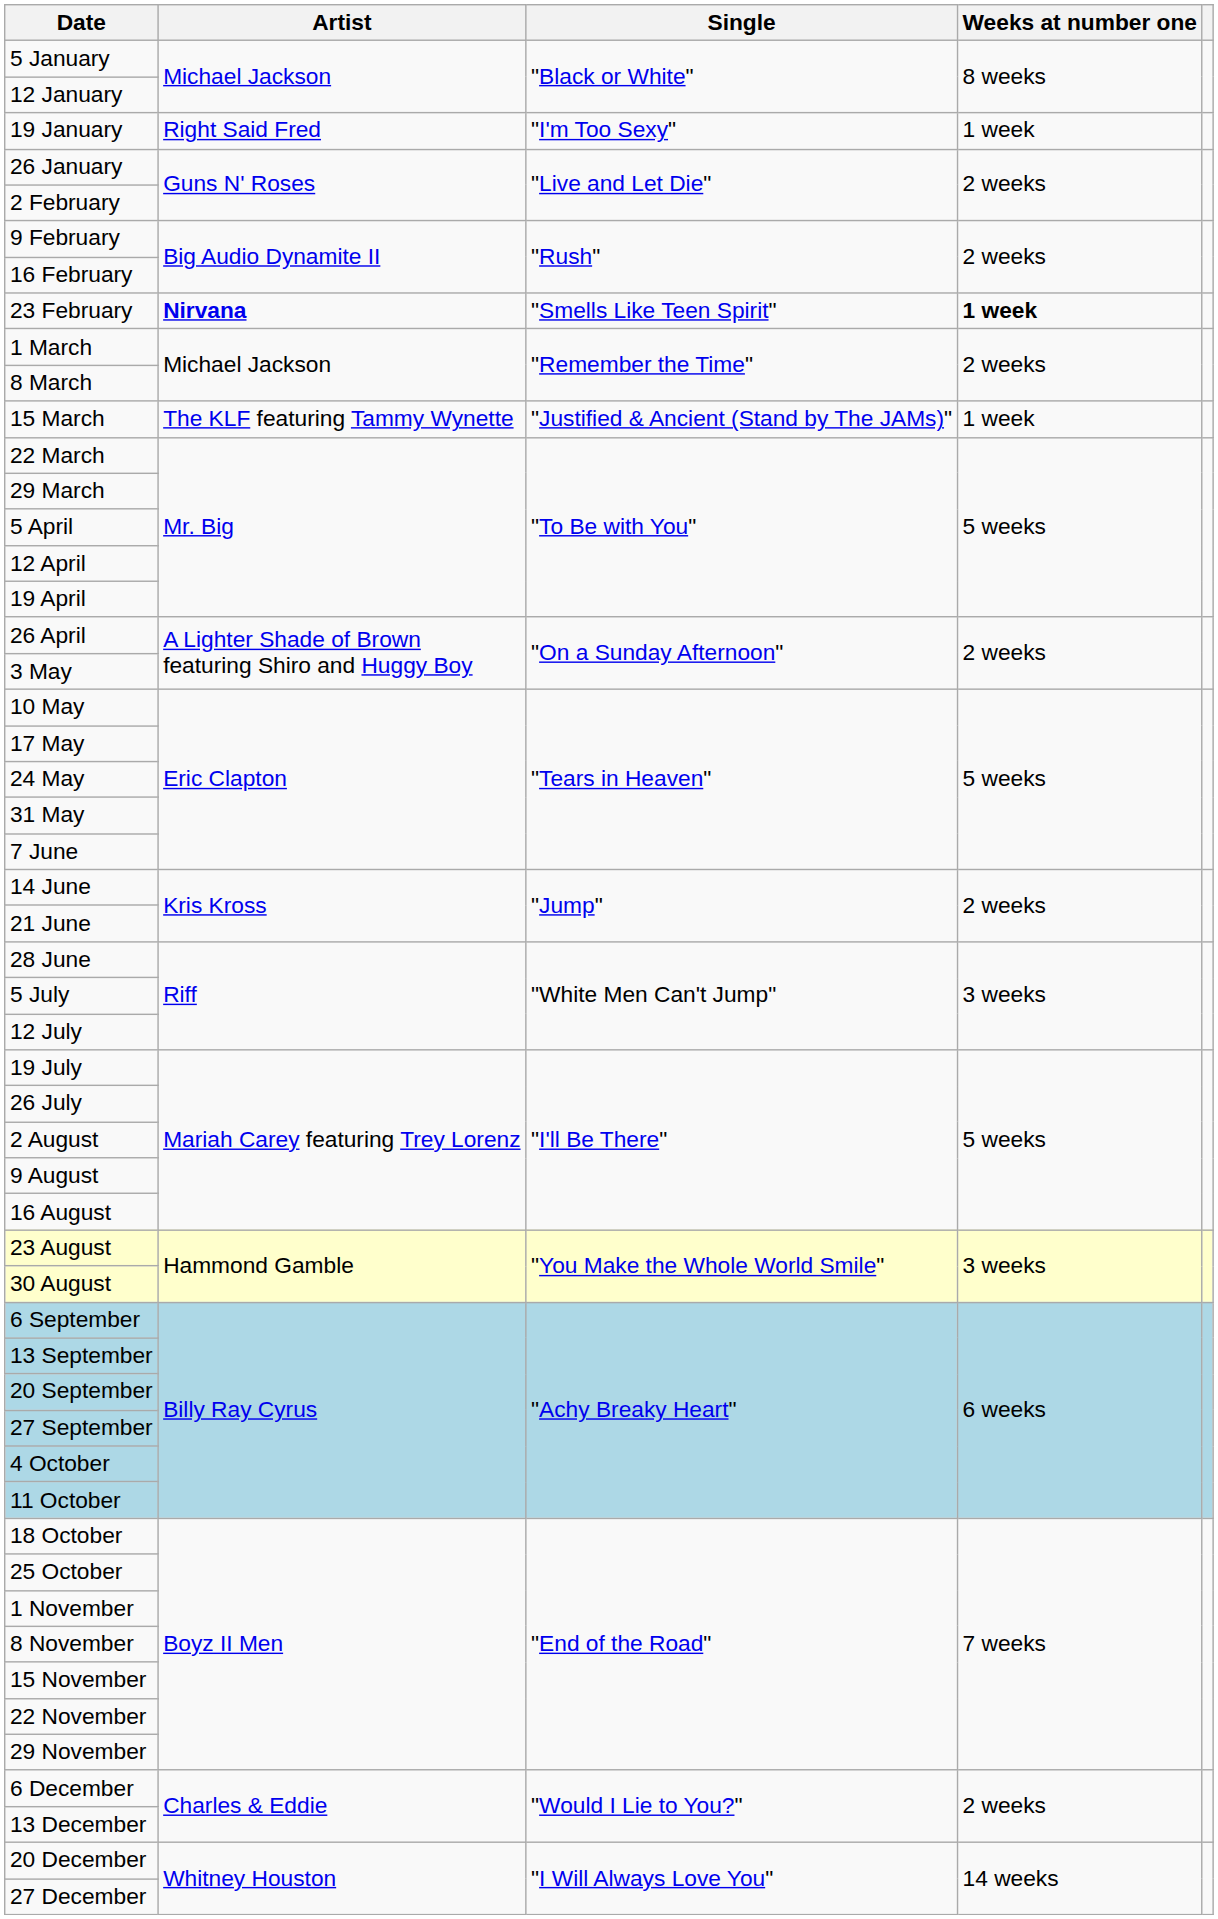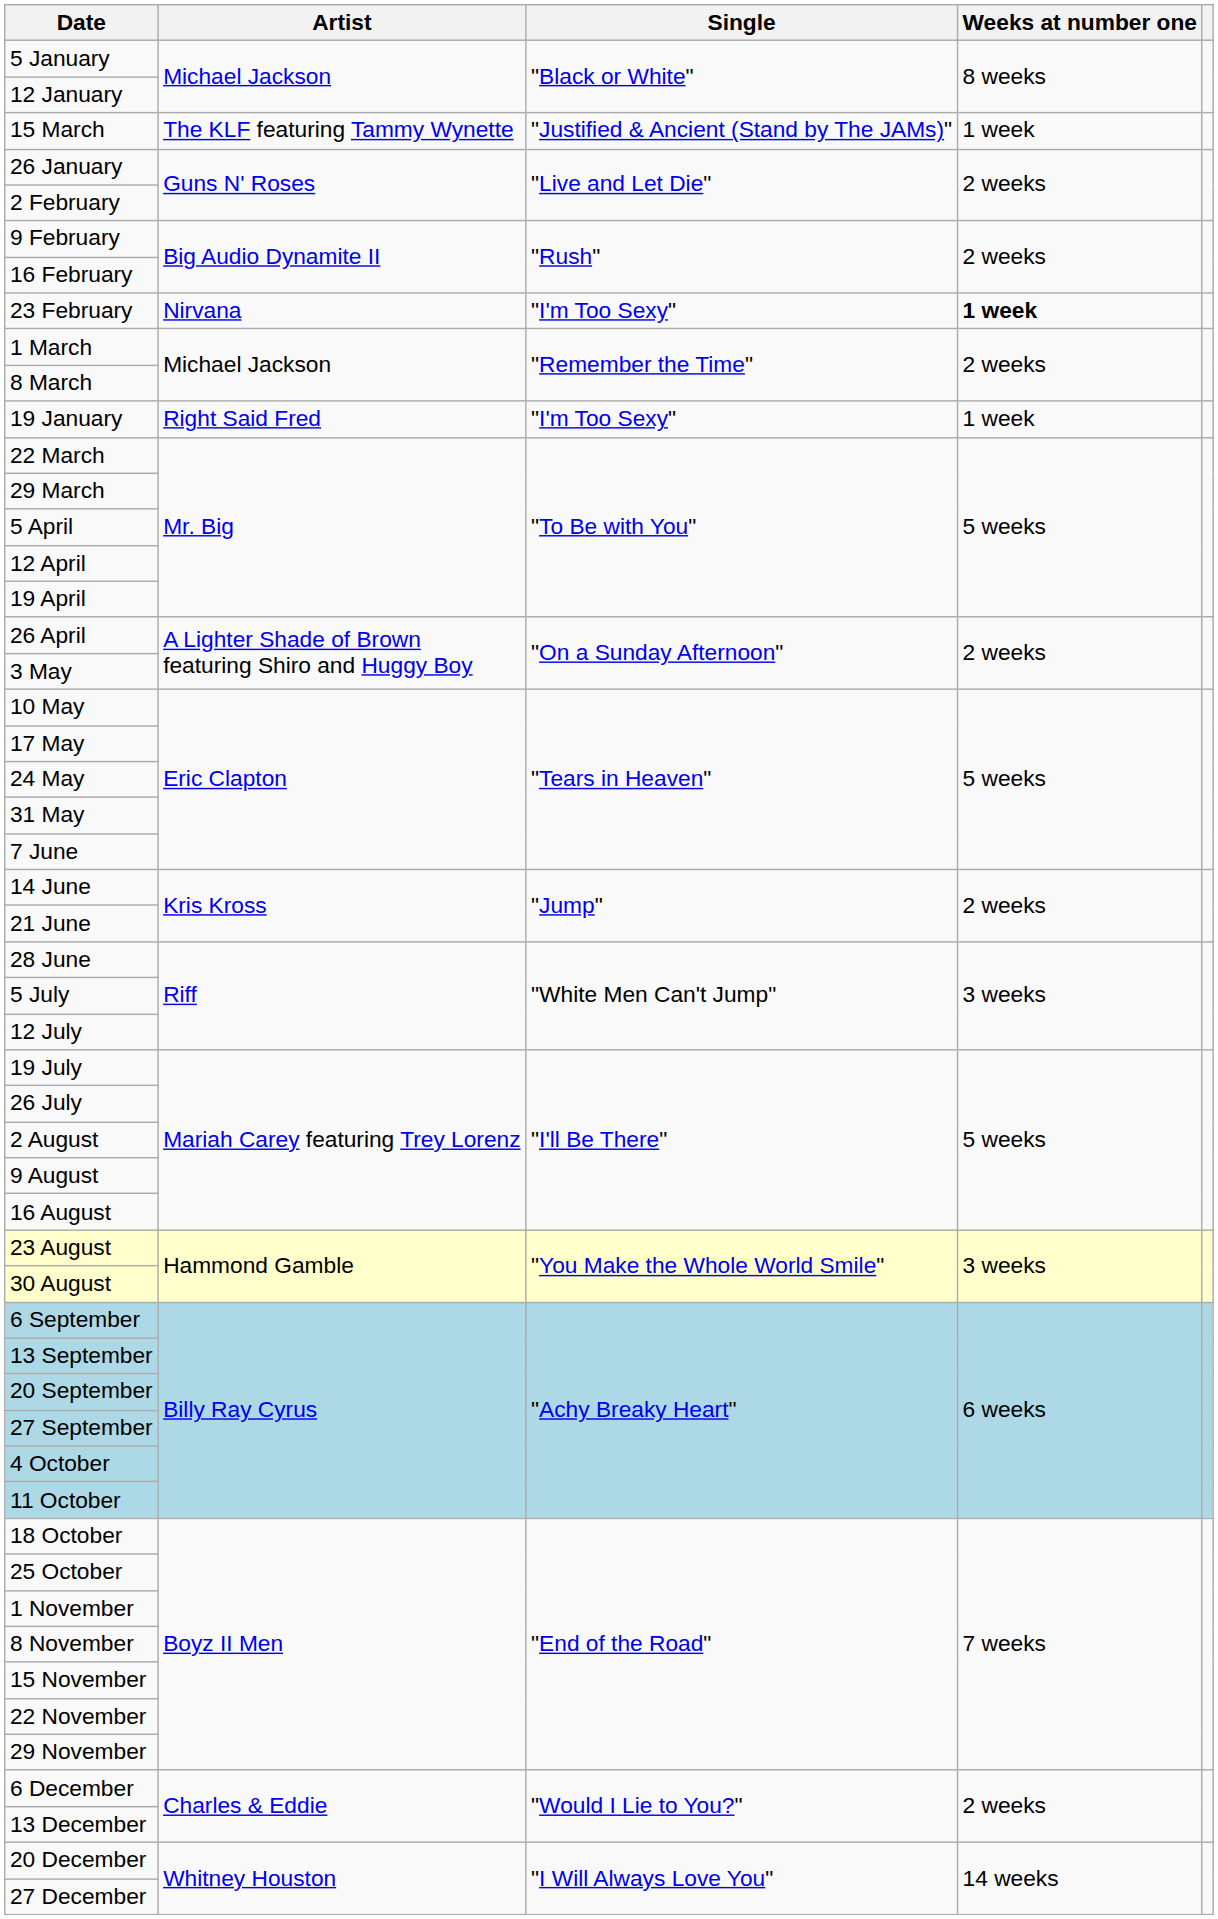rows swapped: (66, 130) <-> (57, 418)
(205, 310) bold -> (202, 310) normal
(654, 310) "Smells Like Teen Spirit" -> (604, 310) "I'm Too Sexy"
